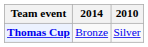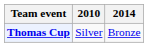columns swapped: (127, 14) <-> (92, 14)
